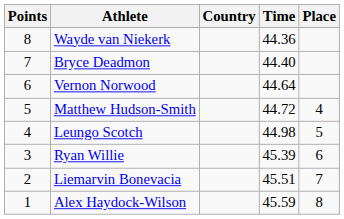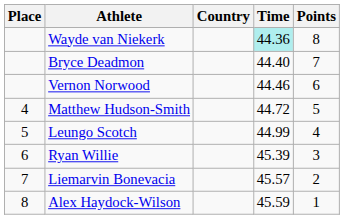columns swapped: (319, 16) <-> (27, 16)
(279, 39) no background -> (273, 39) paleturquoise background
(279, 86) 44.64 -> (273, 86) 44.46
(279, 132) 44.98 -> (273, 132) 44.99
(279, 179) 45.51 -> (273, 179) 45.57
